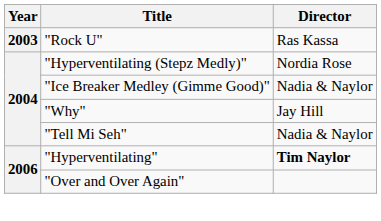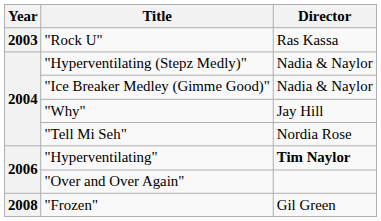(314, 63) Nordia Rose -> (325, 63) Nadia & Naylor
(325, 134) Nadia & Naylor -> (314, 134) Nordia Rose
+ row: (71, 205)
